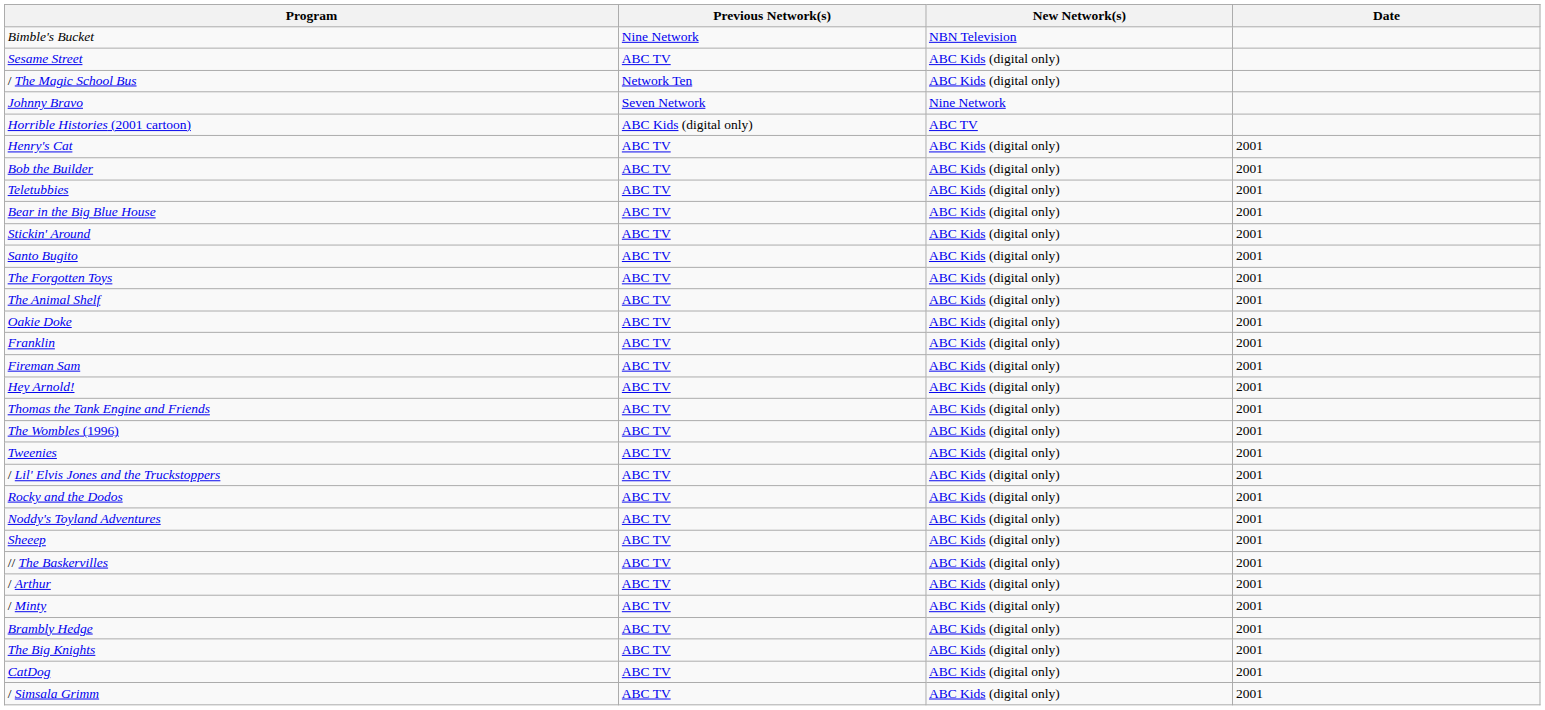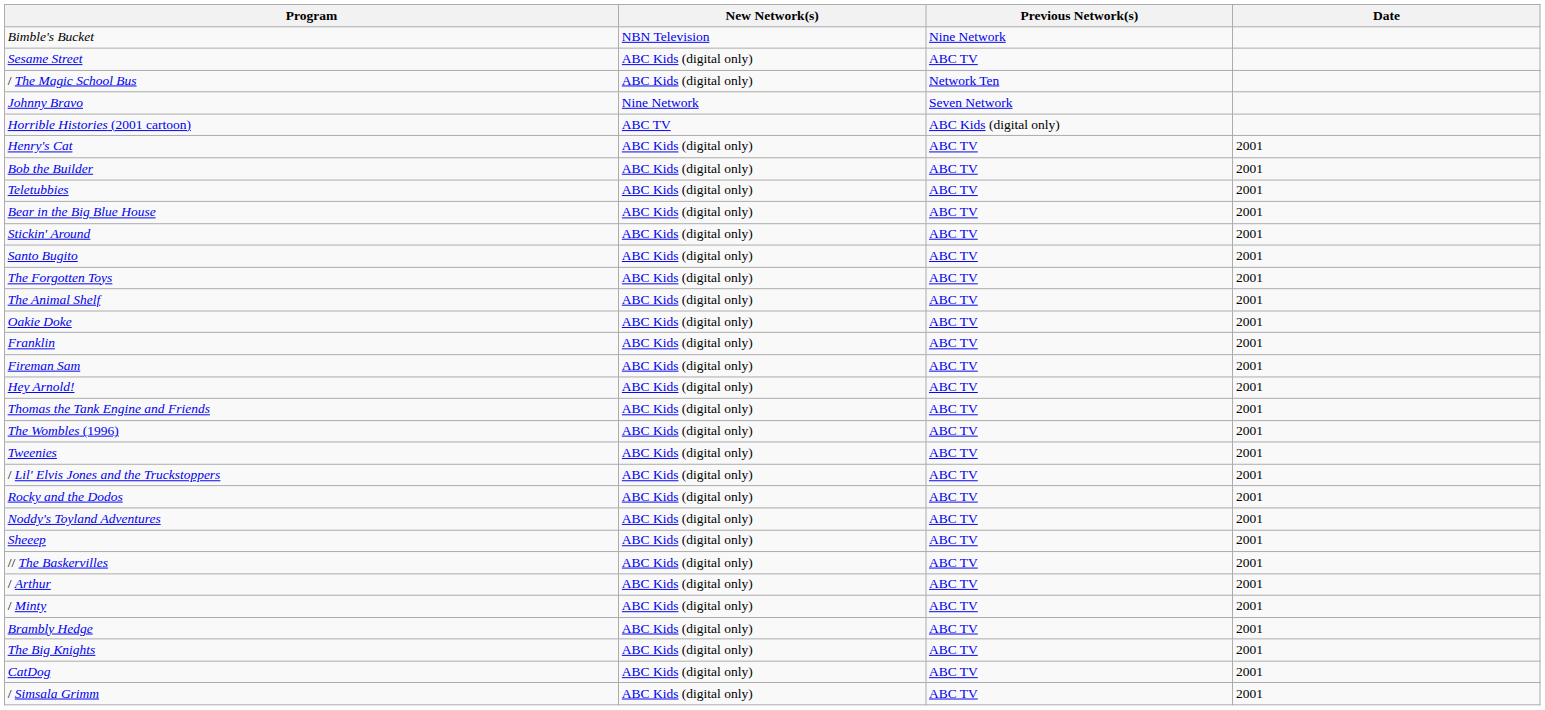columns swapped: (1079, 15) <-> (772, 15)
